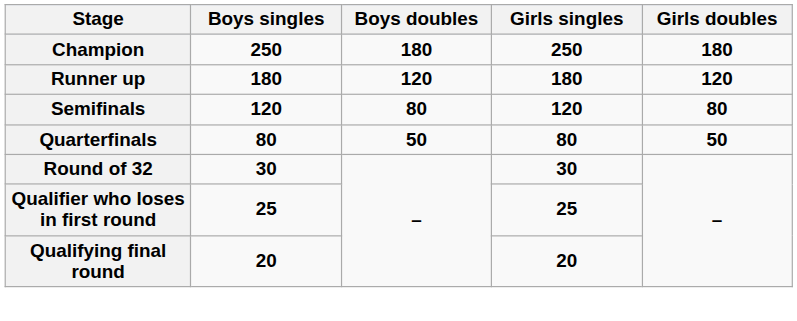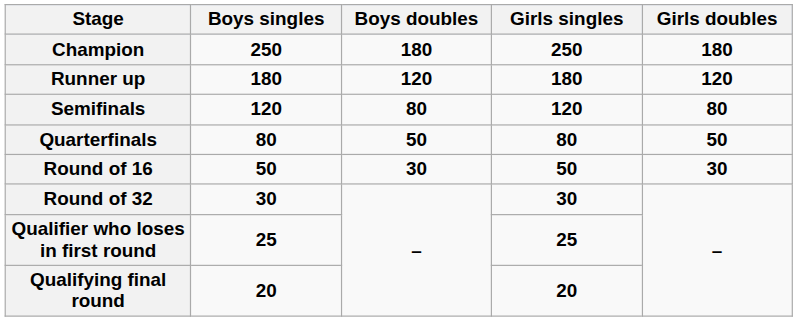+ row: (98, 169)
